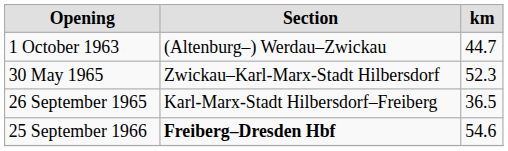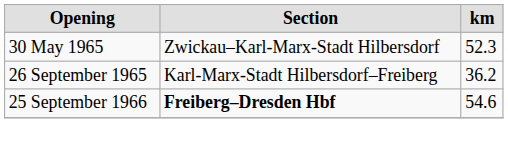- row: (64, 46)
(481, 103) 36.5 -> (481, 74) 36.2
